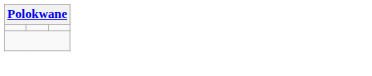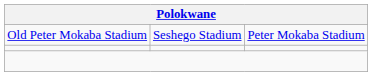+ row: (77, 34)
